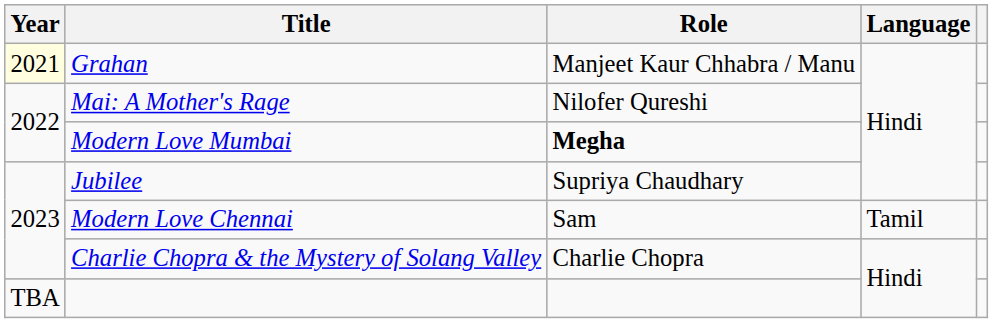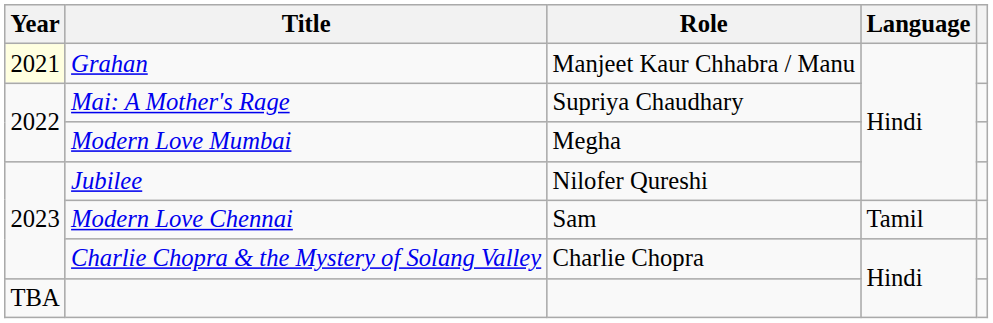(630, 102) Nilofer Qureshi -> (648, 102) Supriya Chaudhary
(589, 141) bold -> (587, 141) normal
(648, 180) Supriya Chaudhary -> (630, 180) Nilofer Qureshi
